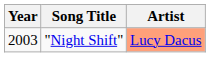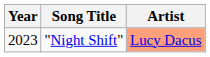(23, 39) 2003 -> (23, 39) 2023
